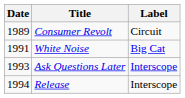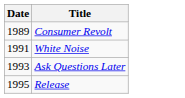- column: (154, 13)
(18, 84) 1994 -> (18, 84) 1995
